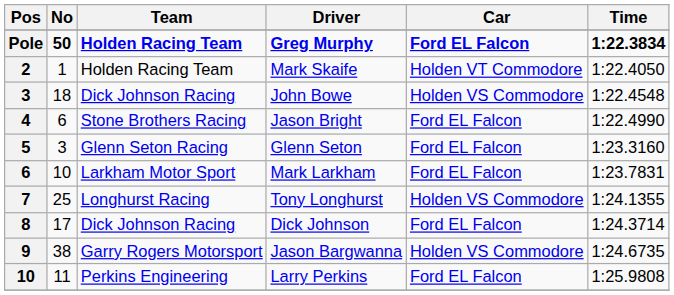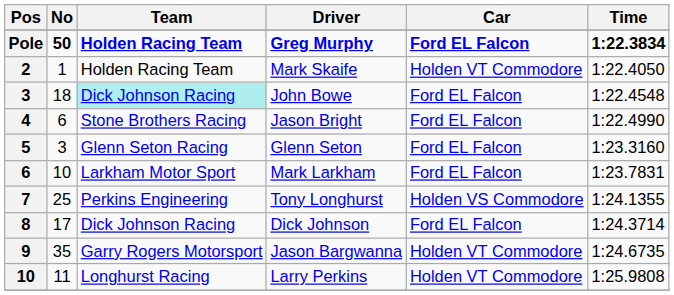(158, 95) no background -> (158, 95) paleturquoise background
(497, 95) Holden VS Commodore -> (466, 95) Ford EL Falcon
(145, 199) Longhurst Racing -> (154, 199) Perkins Engineering
(62, 251) 38 -> (62, 251) 35
(497, 251) Holden VS Commodore -> (496, 251) Holden VT Commodore
(154, 277) Perkins Engineering -> (145, 277) Longhurst Racing
(466, 277) Ford EL Falcon -> (496, 277) Holden VT Commodore
